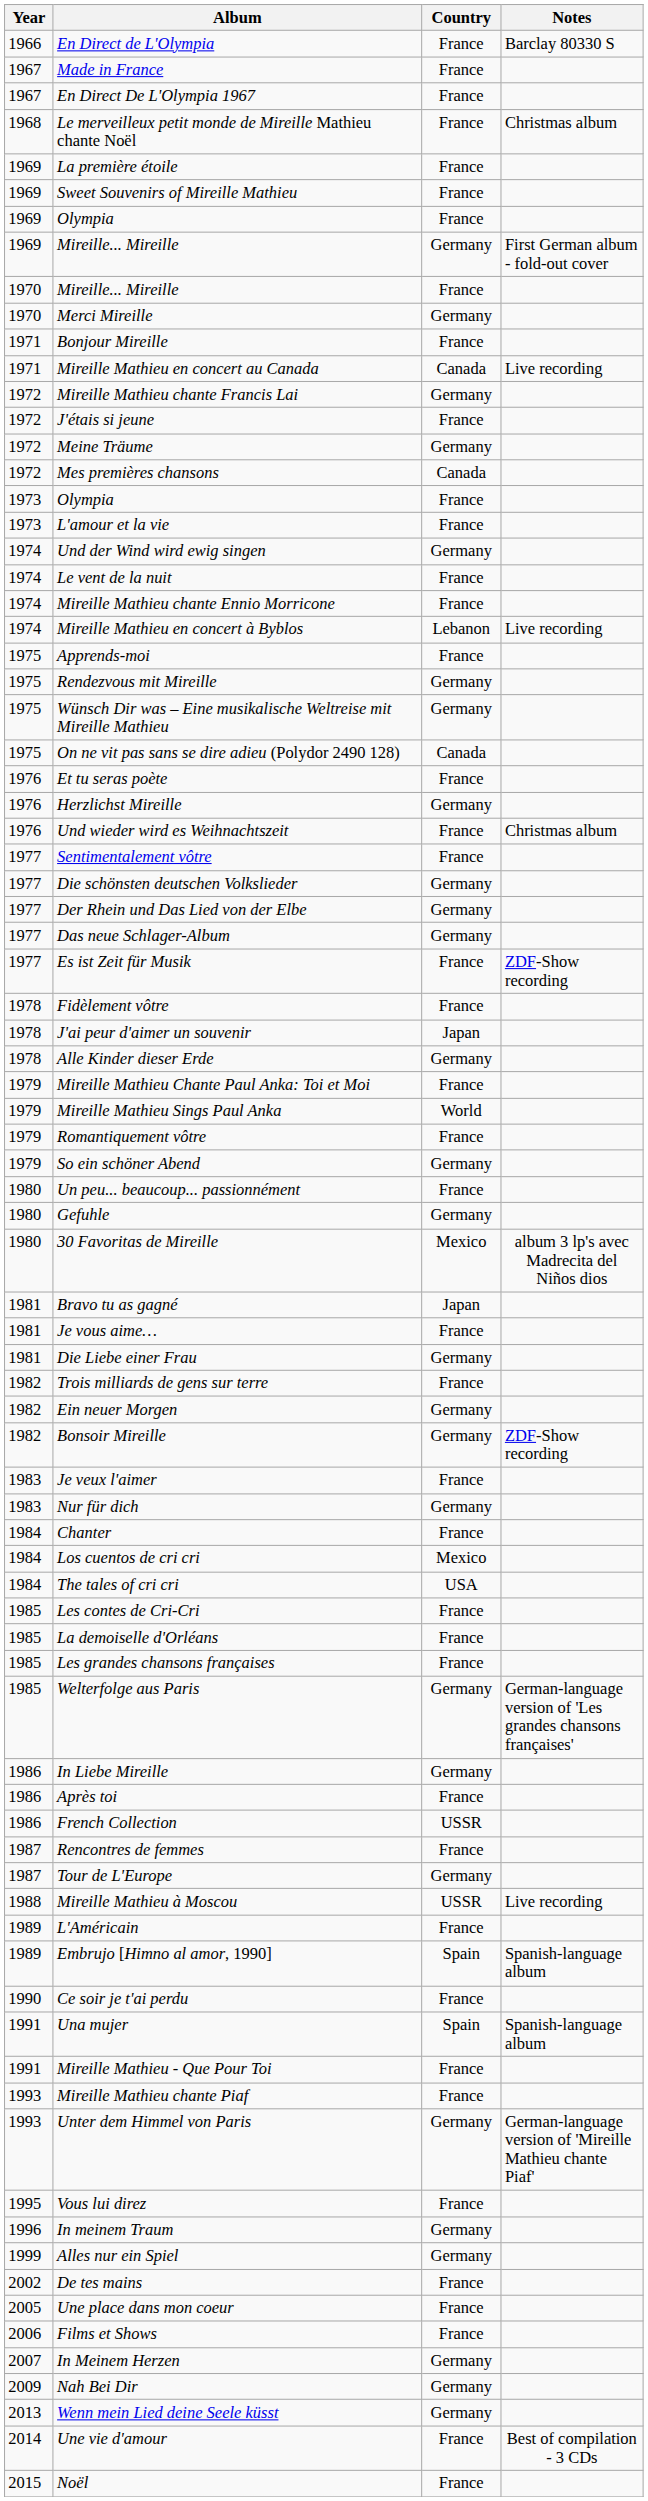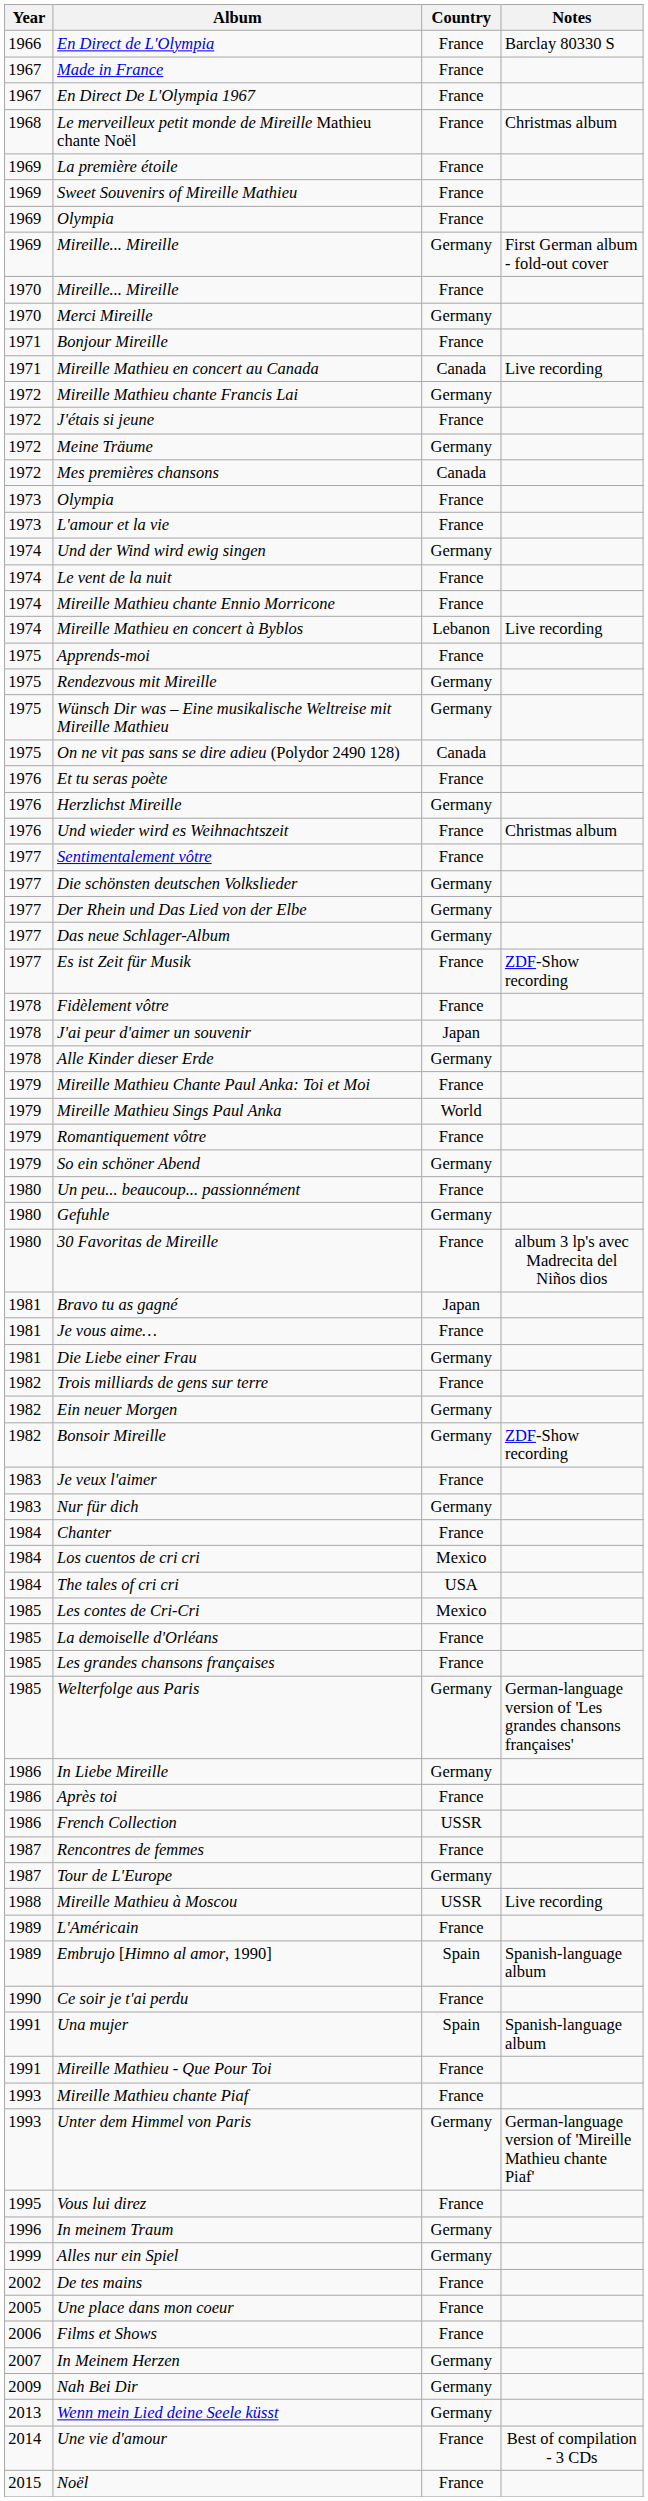(461, 1241) Mexico -> (461, 1241) France
(461, 1610) France -> (461, 1610) Mexico
